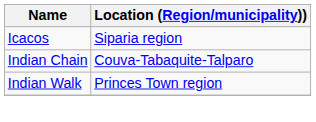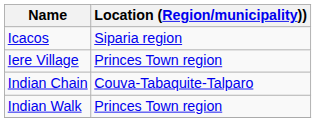+ row: (43, 60)
